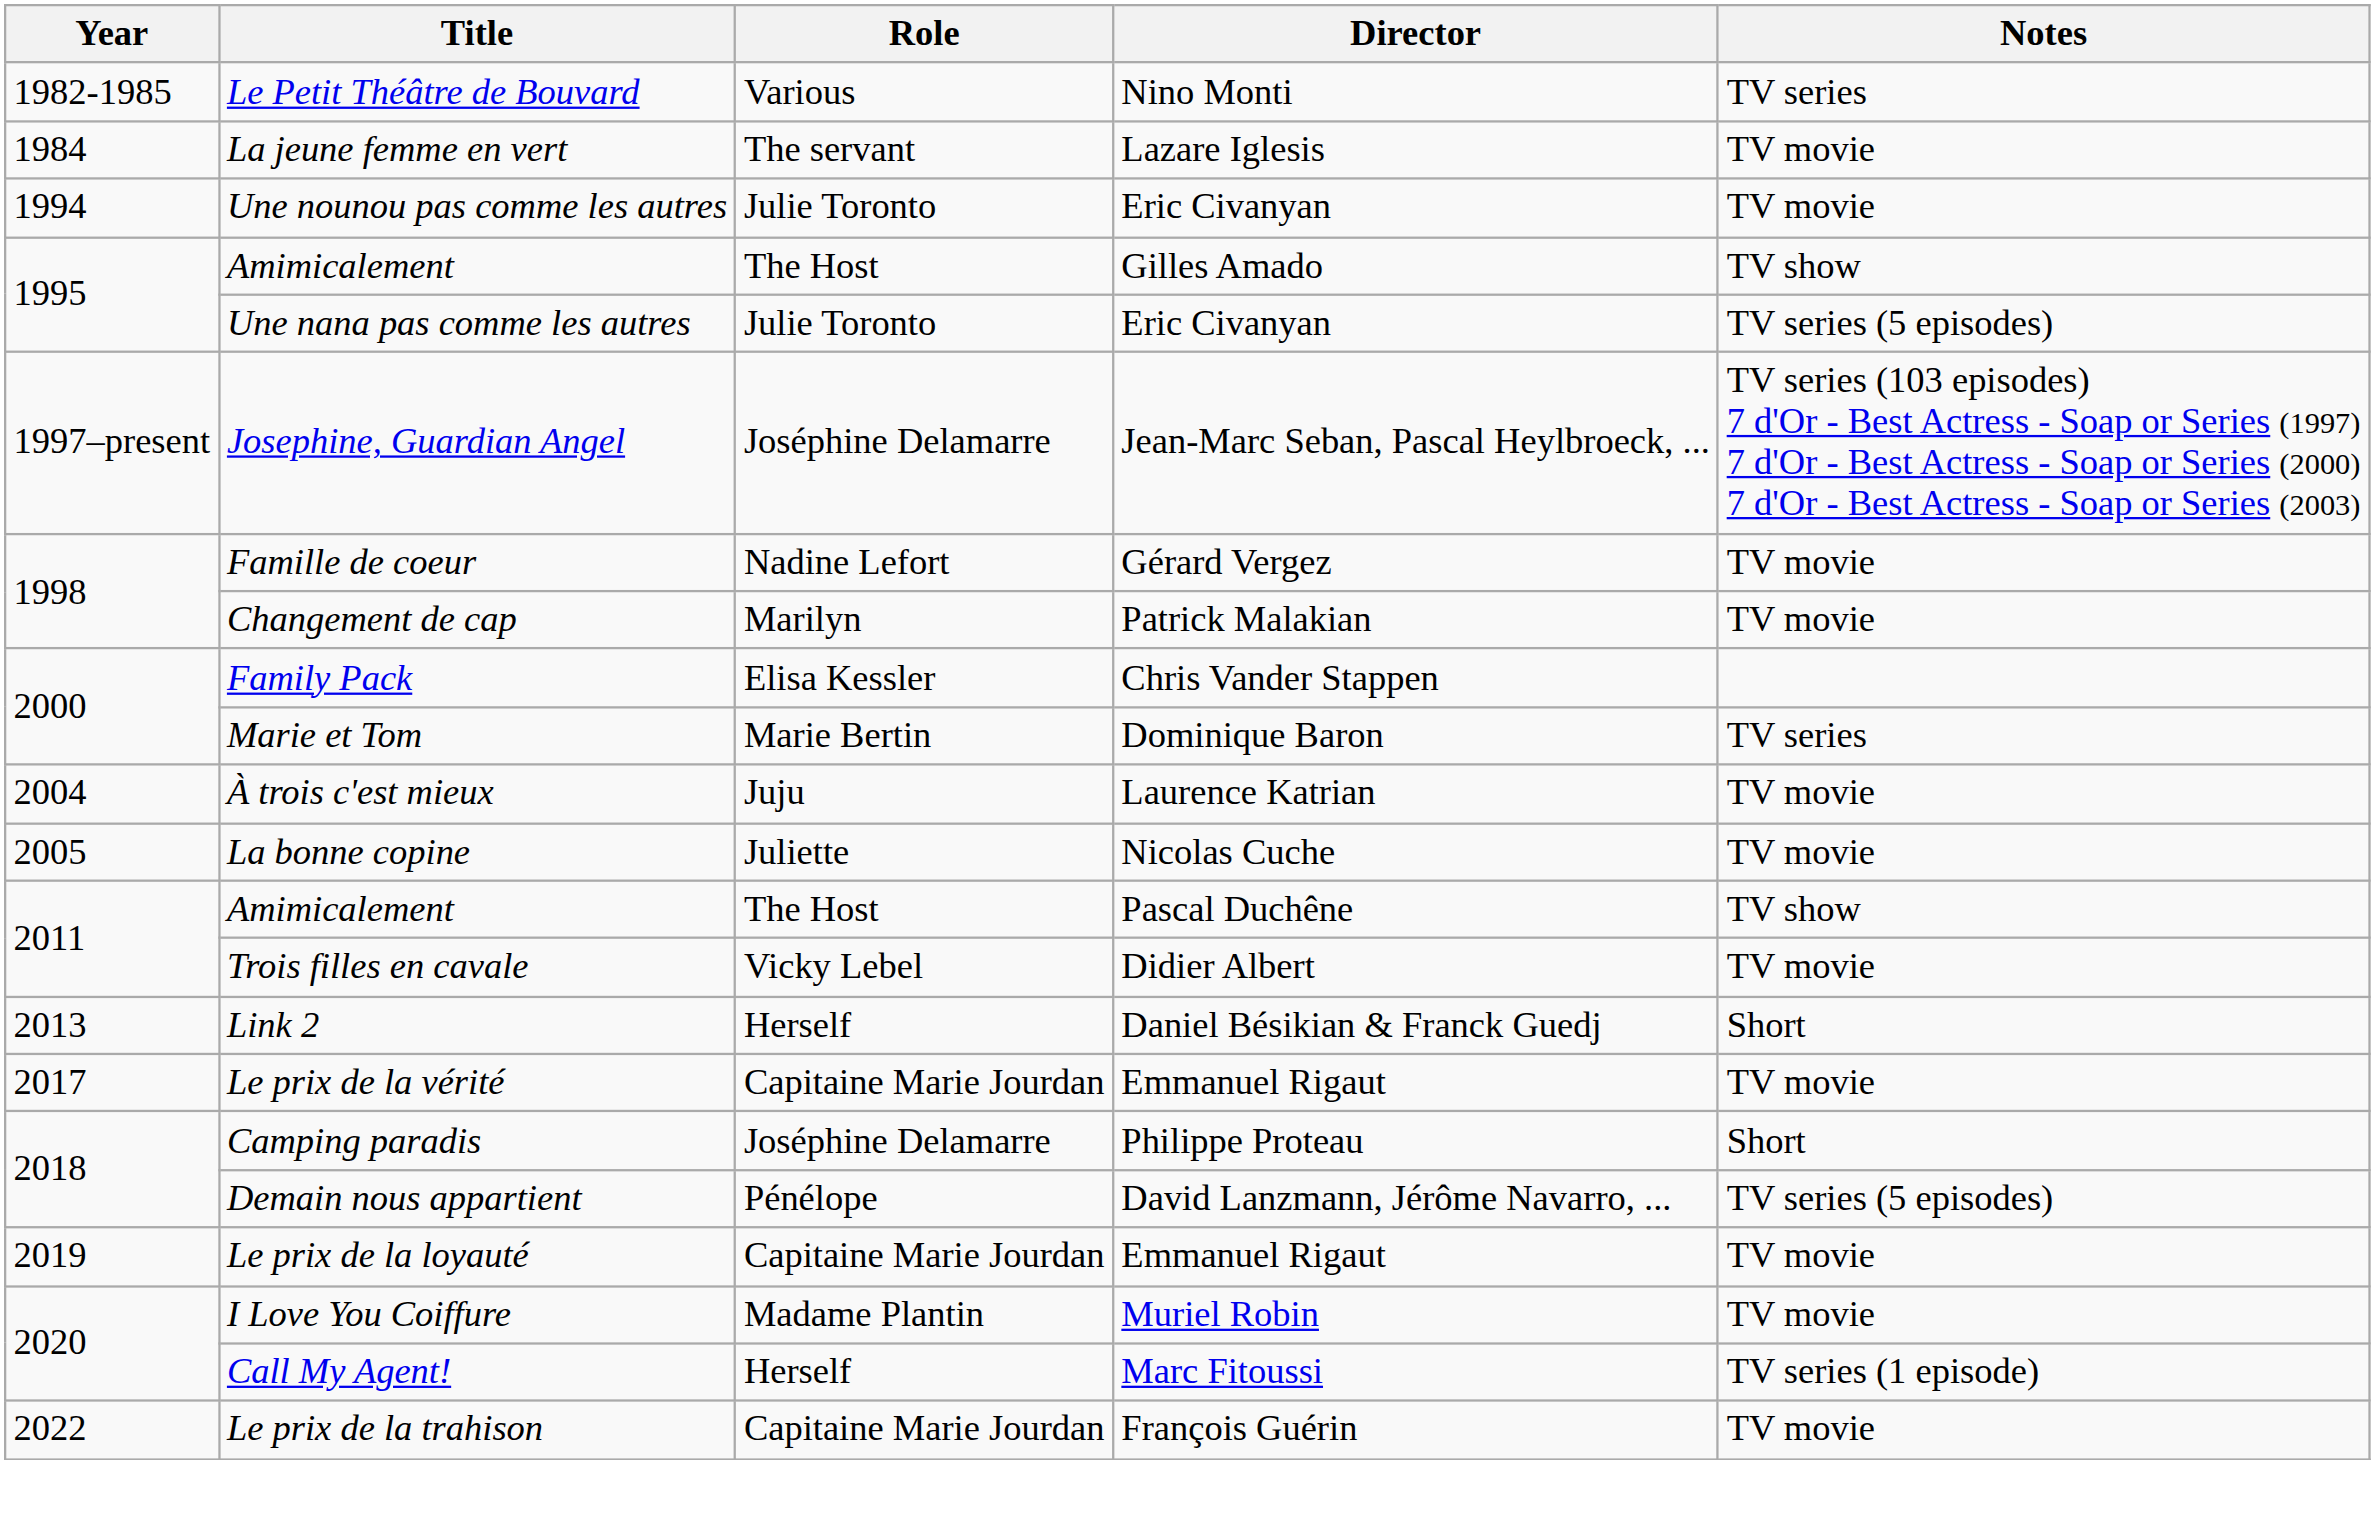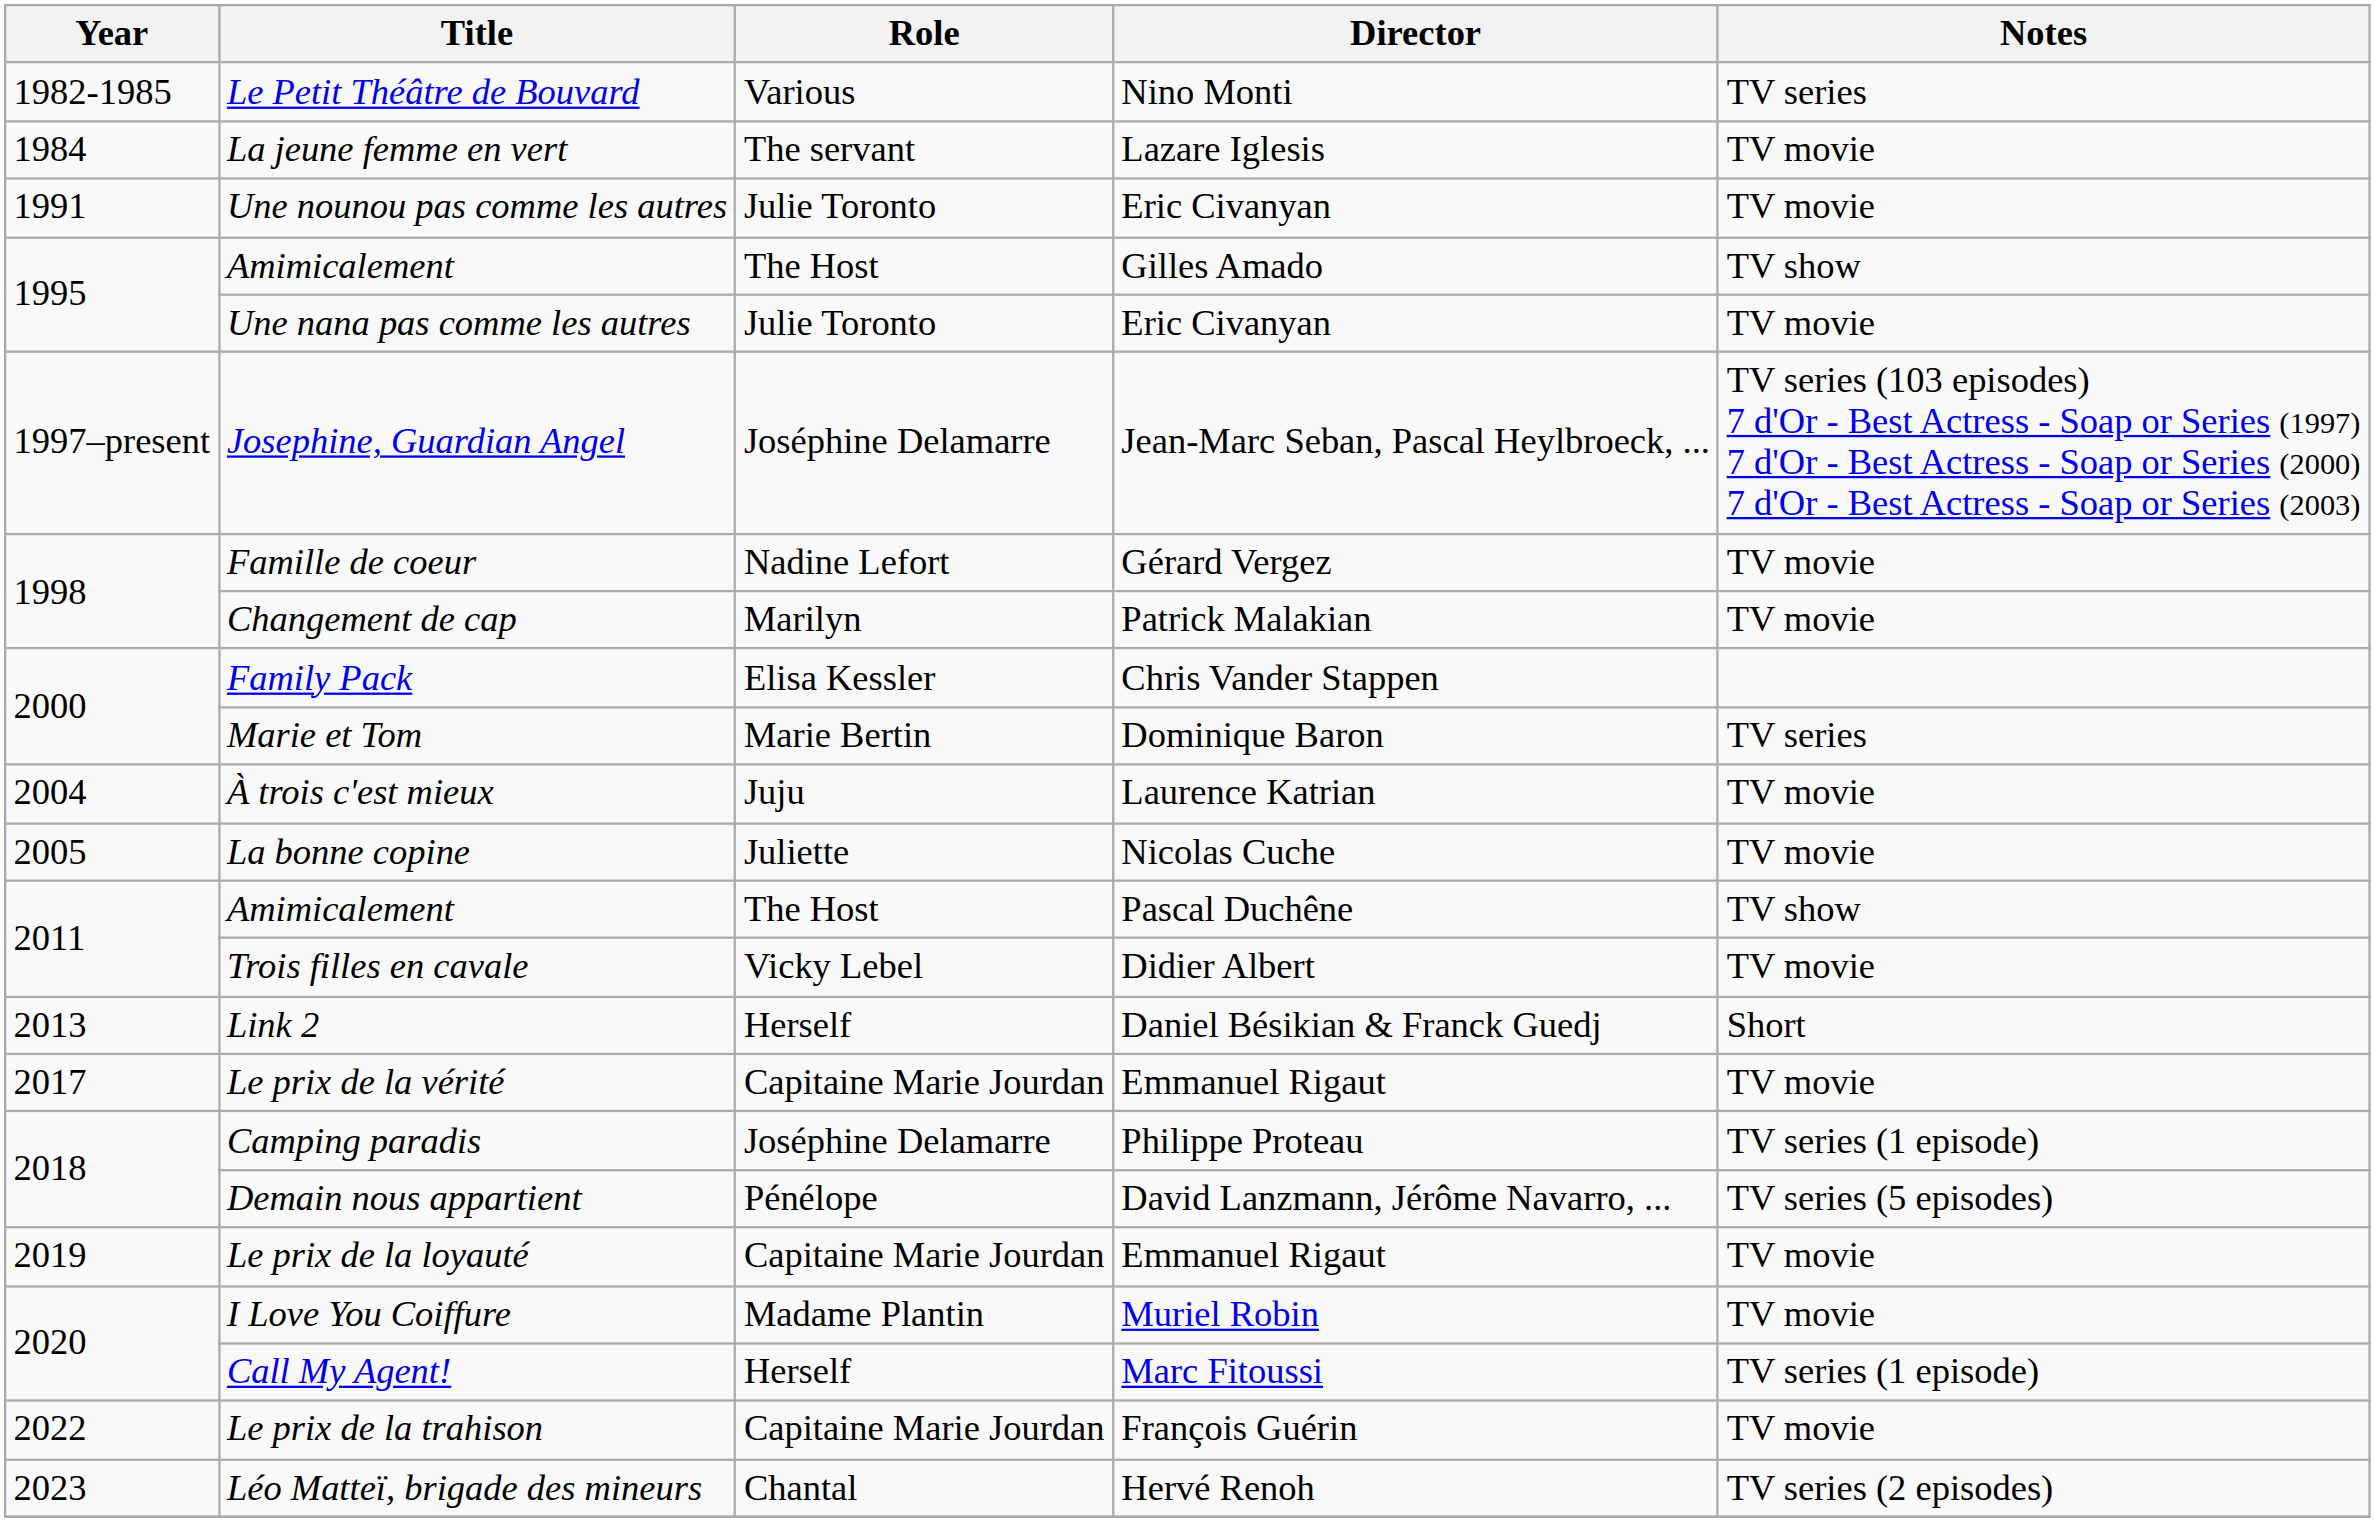(50, 206) 1994 -> (50, 206) 1991
(1890, 322) TV series (5 episodes) -> (1801, 322) TV movie
(1766, 1140) Short -> (1883, 1140) TV series (1 episode)
+ row: (465, 1487)
